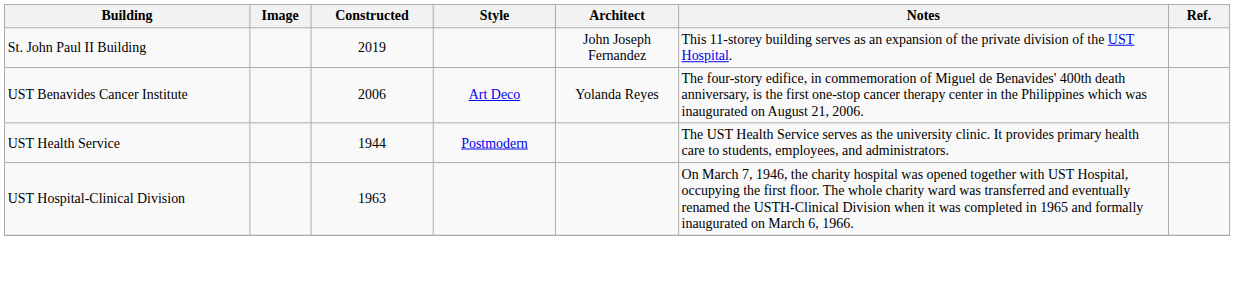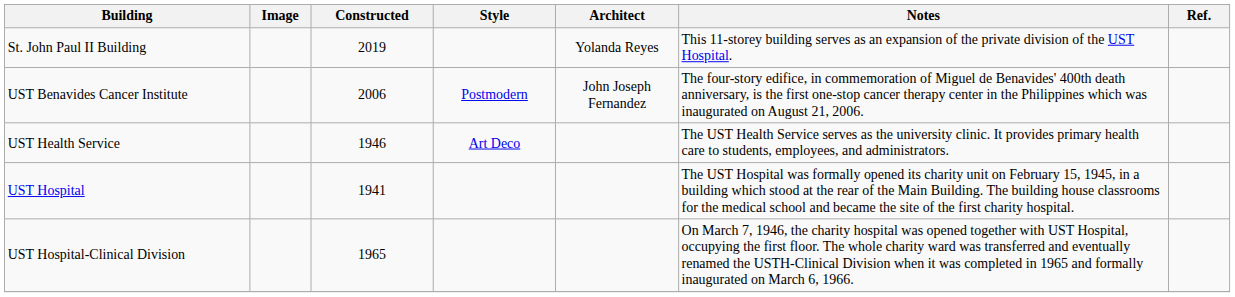(617, 47) John Joseph Fernandez -> (617, 47) Yolanda Reyes
(495, 95) Art Deco -> (495, 95) Postmodern
(617, 95) Yolanda Reyes -> (617, 95) John Joseph Fernandez
(372, 143) 1944 -> (372, 143) 1946
(495, 143) Postmodern -> (495, 143) Art Deco
+ row: (46, 191)
(372, 199) 1963 -> (372, 255) 1965
